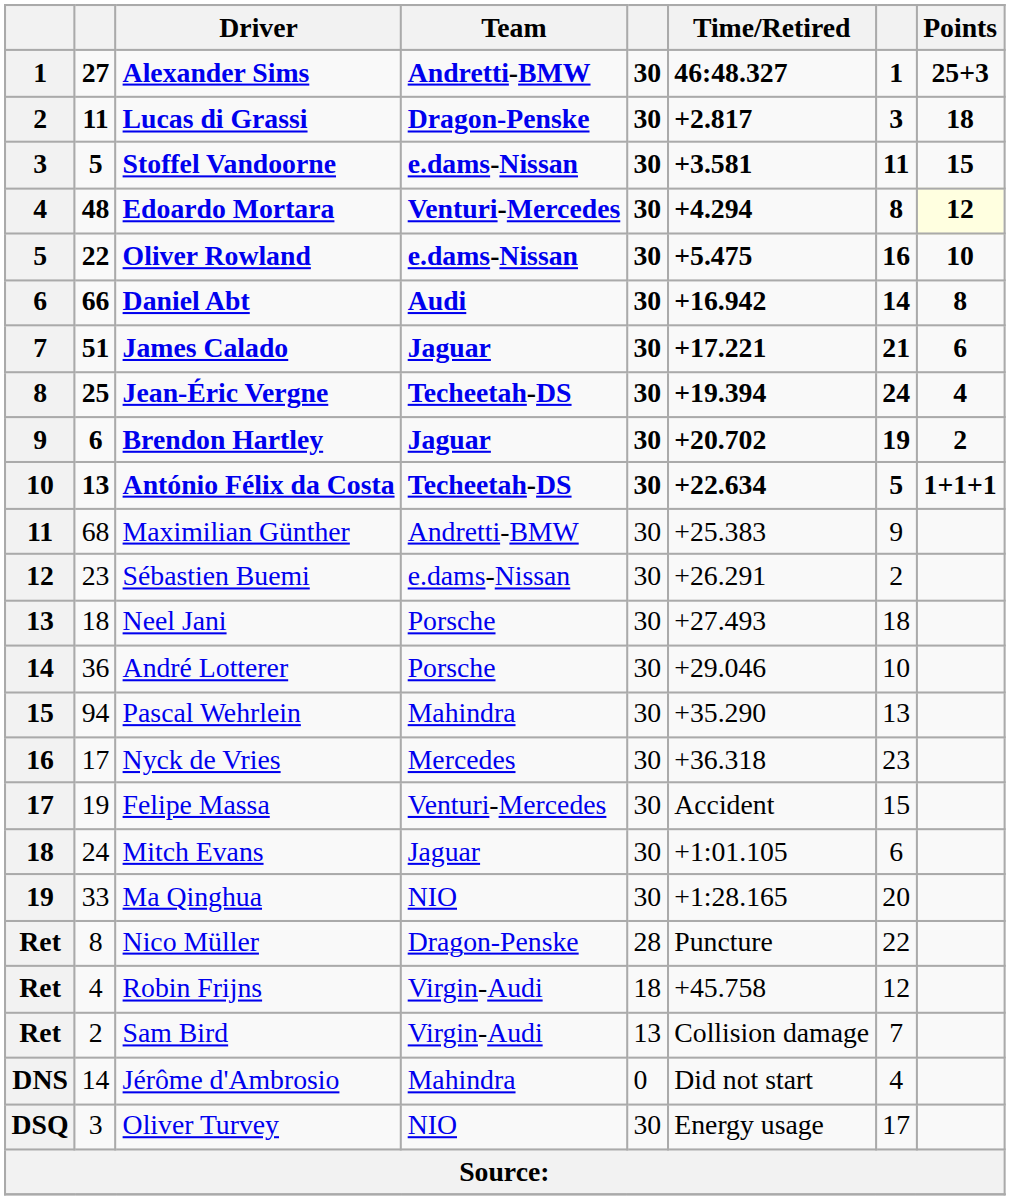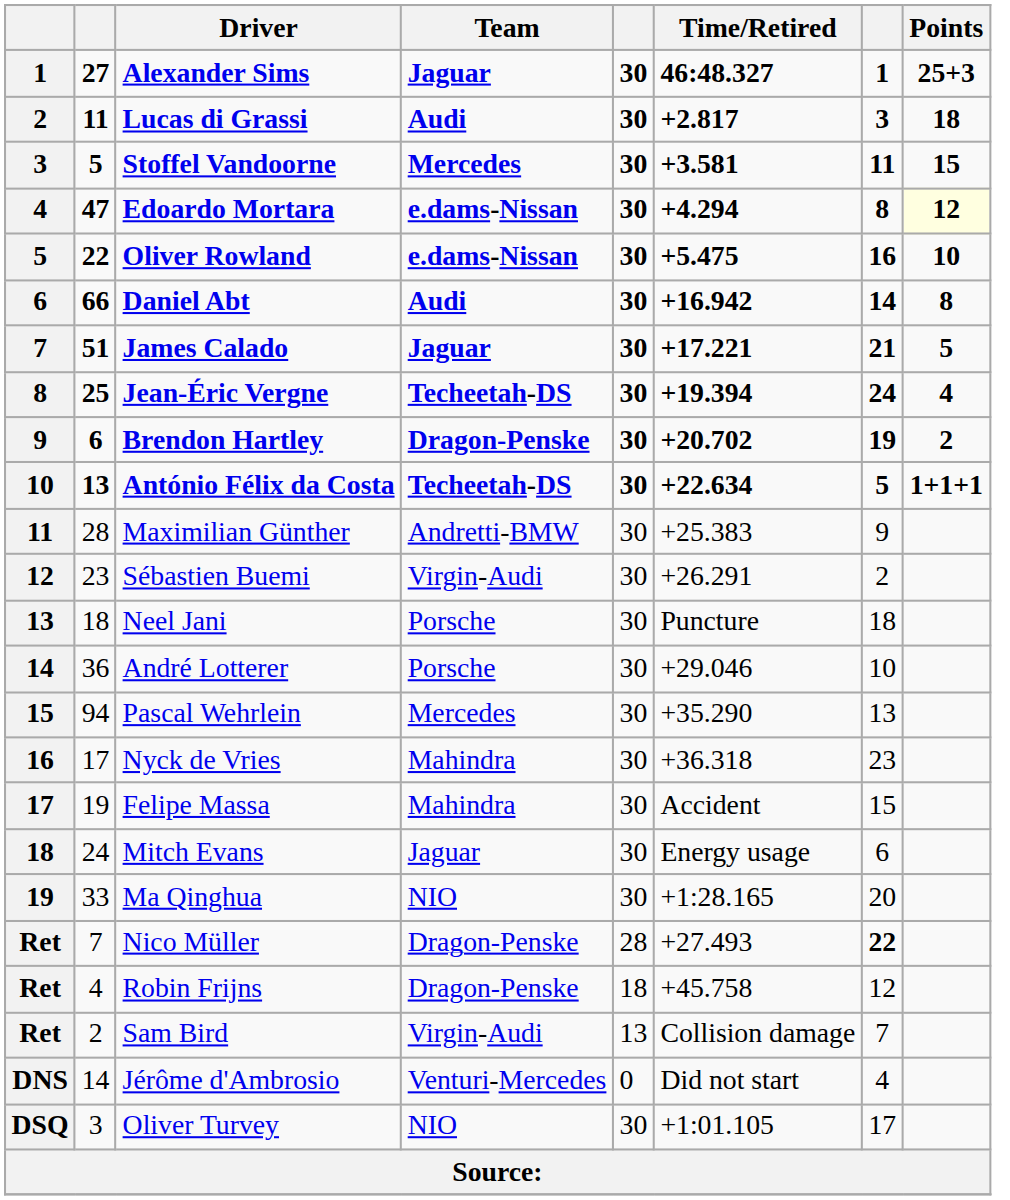(499, 72) Andretti-BMW -> (449, 72) Jaguar
(499, 118) Dragon-Penske -> (437, 118) Audi
(493, 164) e.dams-Nissan -> (464, 164) Mercedes
(96, 210) 48 -> (96, 210) 47
(514, 210) Venturi-Mercedes -> (493, 210) e.dams-Nissan
(960, 347) 6 -> (946, 347) 5
(449, 438) Jaguar -> (499, 438) Dragon-Penske
(96, 530) 68 -> (96, 530) 28
(489, 576) e.dams-Nissan -> (475, 576) Virgin-Audi
(720, 622) +27.493 -> (710, 622) Puncture
(462, 713) Mahindra -> (462, 713) Mercedes
(462, 759) Mercedes -> (462, 759) Mahindra
(507, 805) Venturi-Mercedes -> (462, 805) Mahindra
(731, 850) +1:01.105 -> (735, 850) Energy usage
(96, 942) 8 -> (96, 942) 7
(724, 942) Puncture -> (706, 942) +27.493
(896, 942) normal -> (882, 942) bold
(475, 988) Virgin-Audi -> (493, 988) Dragon-Penske
(462, 1079) Mahindra -> (507, 1079) Venturi-Mercedes
(749, 1125) Energy usage -> (717, 1125) +1:01.105
